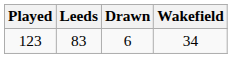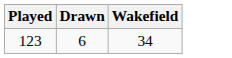- column: (79, 16)
